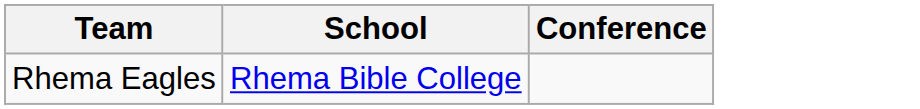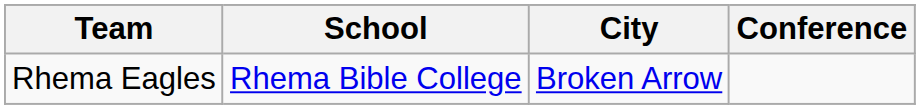+ column: (629, 29)
